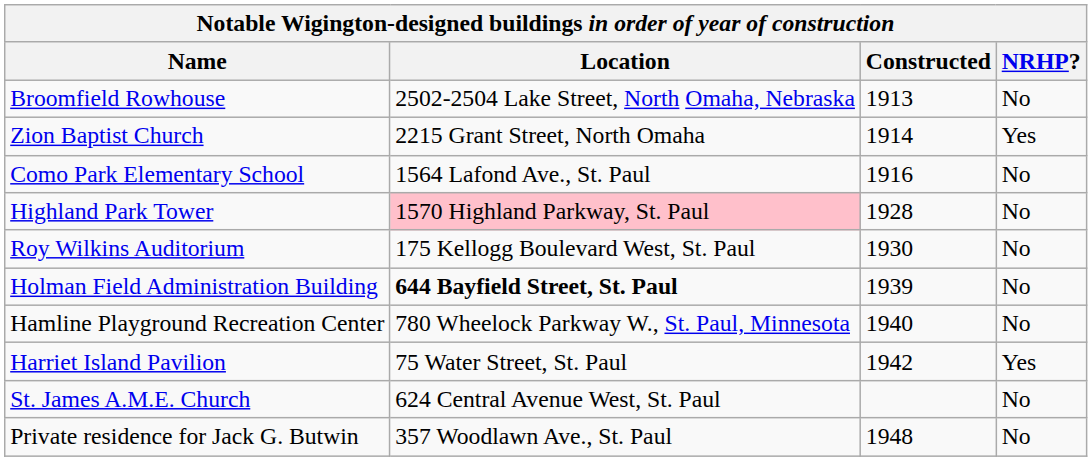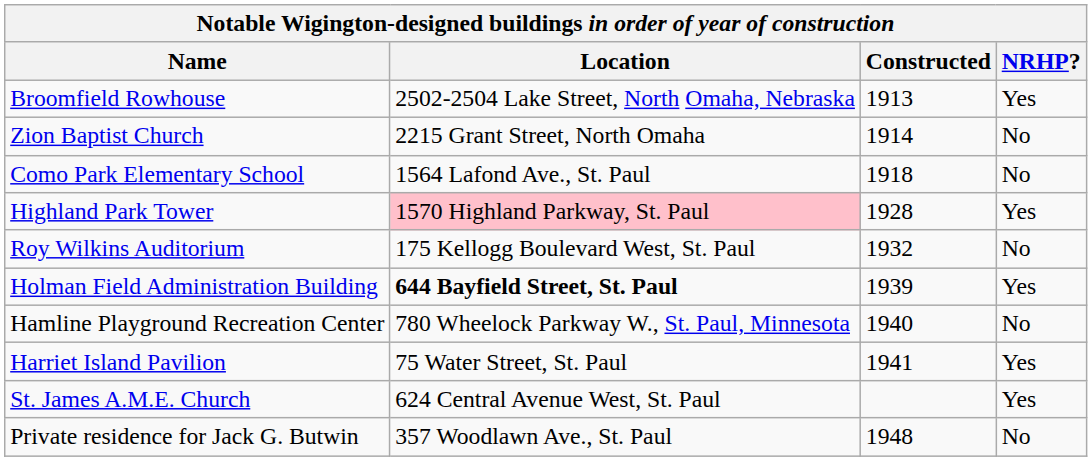(1016, 98) No -> (1019, 98) Yes
(1019, 135) Yes -> (1016, 135) No
(890, 173) 1916 -> (890, 173) 1918
(1016, 211) No -> (1019, 211) Yes
(890, 248) 1930 -> (890, 248) 1932
(1016, 286) No -> (1019, 286) Yes
(890, 361) 1942 -> (890, 361) 1941
(1016, 398) No -> (1019, 398) Yes
